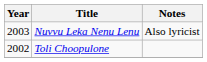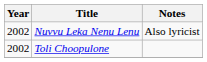(18, 31) 2003 -> (18, 31) 2002
